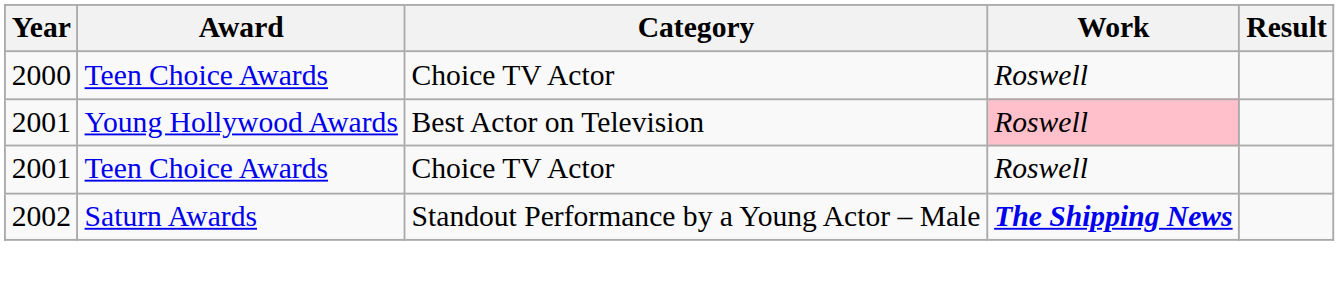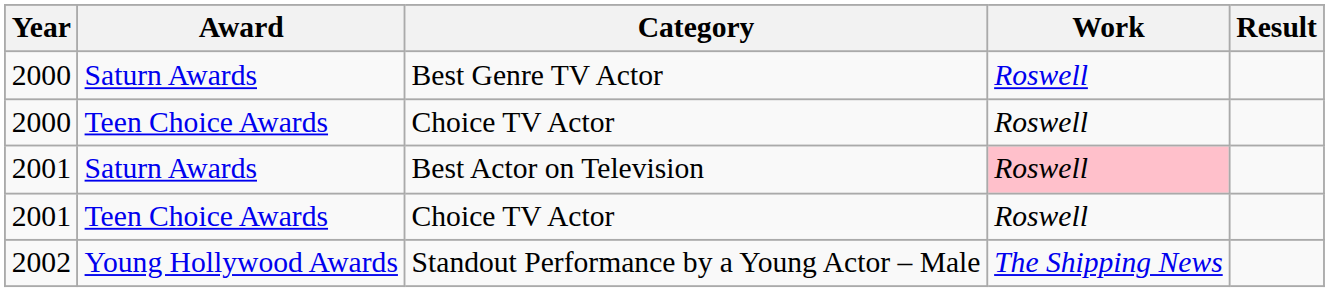+ row: (41, 74)
(241, 121) Young Hollywood Awards -> (171, 168) Saturn Awards
(171, 215) Saturn Awards -> (241, 262) Young Hollywood Awards
(1113, 215) bold -> (1108, 262) normal
